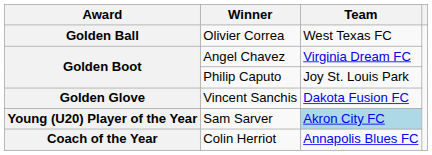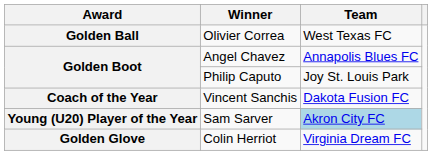(357, 56) Virginia Dream FC -> (361, 56) Annapolis Blues FC
(102, 98) Golden Glove -> (102, 98) Coach of the Year
(102, 139) Coach of the Year -> (102, 139) Golden Glove
(361, 139) Annapolis Blues FC -> (357, 139) Virginia Dream FC
